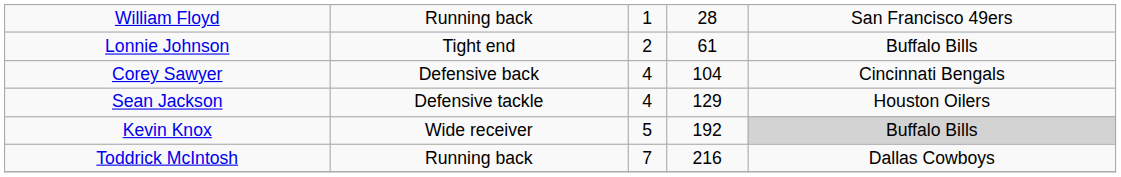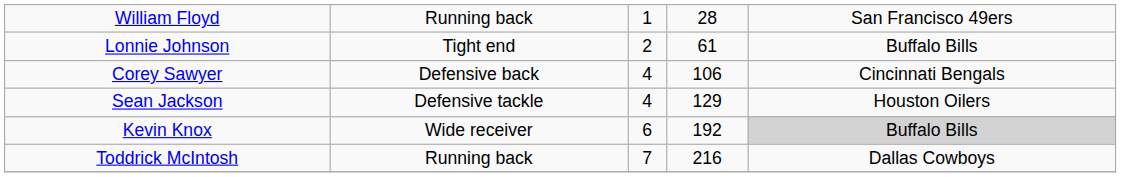(707, 74) 104 -> (707, 74) 106
(647, 130) 5 -> (647, 130) 6
